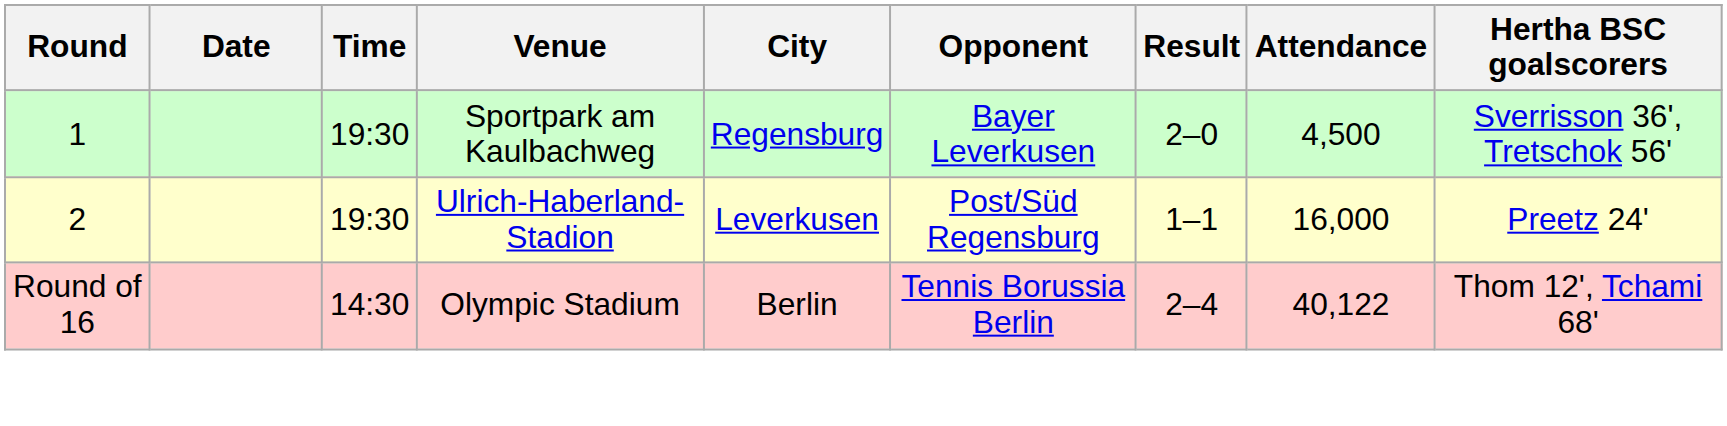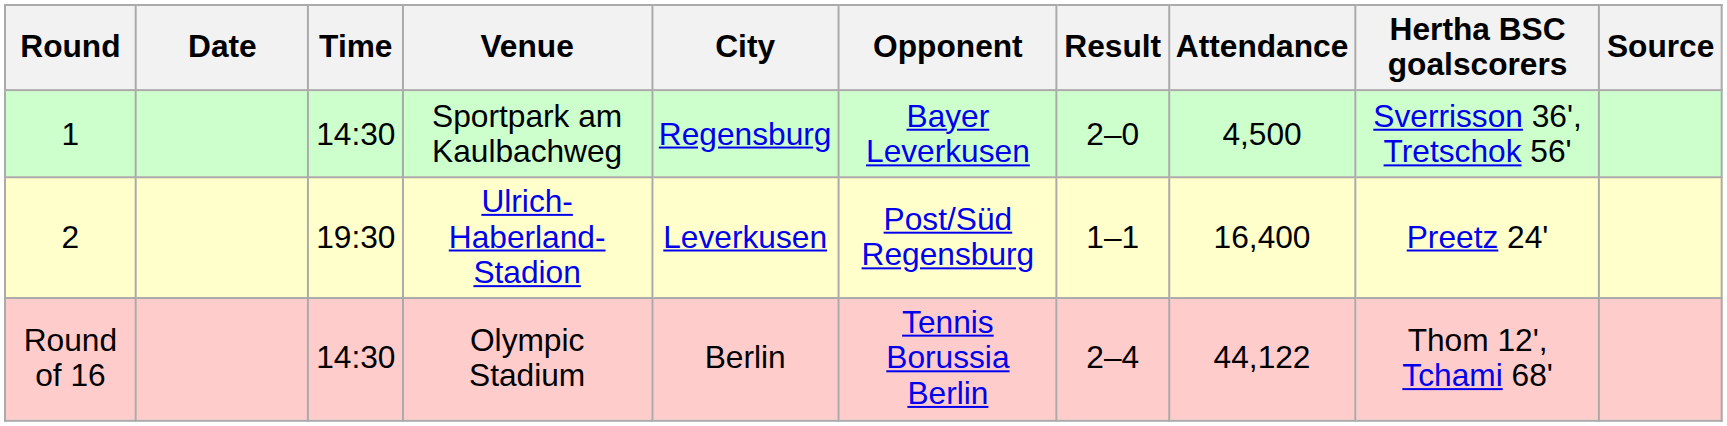+ column: (1661, 47)
(370, 133) 19:30 -> (356, 133) 14:30
(1341, 219) 16,000 -> (1262, 237) 16,400
(1341, 305) 40,122 -> (1262, 358) 44,122
